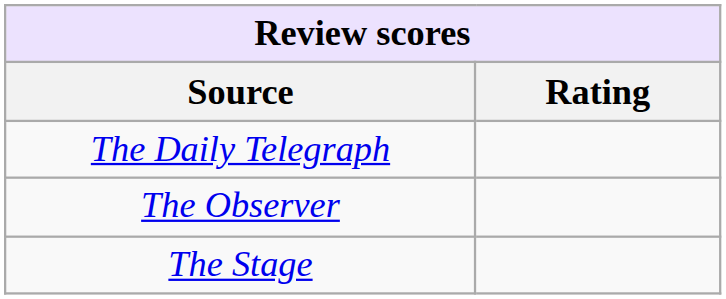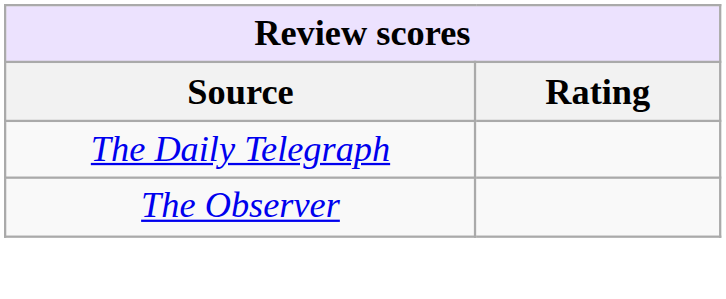- row: (240, 263)
